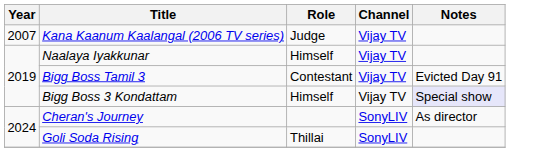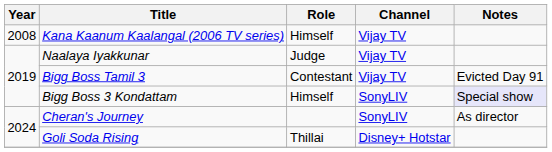(22, 35) 2007 -> (22, 35) 2008
(308, 35) Judge -> (312, 35) Himself
(312, 56) Himself -> (308, 56) Judge
(382, 97) Vijay TV -> (383, 97) SonyLIV
(383, 138) SonyLIV -> (405, 138) Disney+ Hotstar
